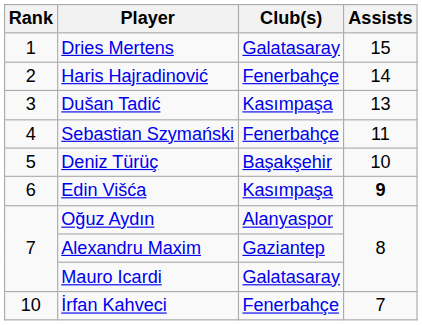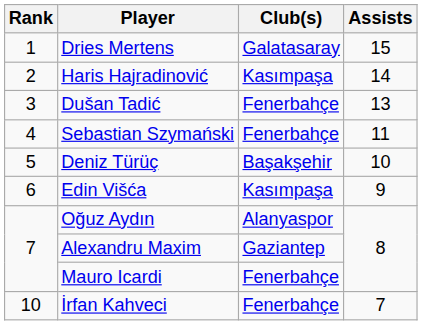(291, 76) Fenerbahçe -> (288, 76) Kasımpaşa
(288, 104) Kasımpaşa -> (291, 104) Fenerbahçe
(380, 190) bold -> (380, 190) normal
(291, 276) Galatasaray -> (291, 276) Fenerbahçe
